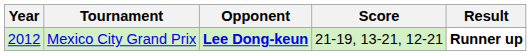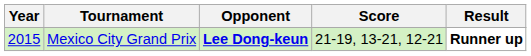(24, 39) 2012 -> (24, 39) 2015
